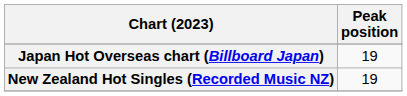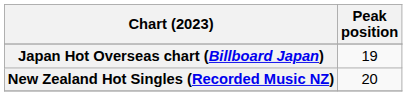(370, 79) 19 -> (370, 79) 20
